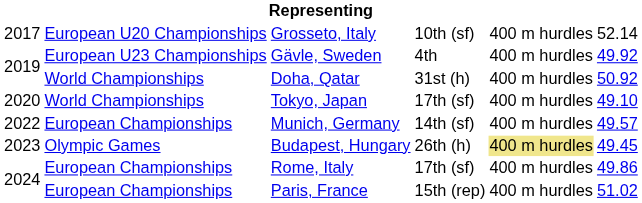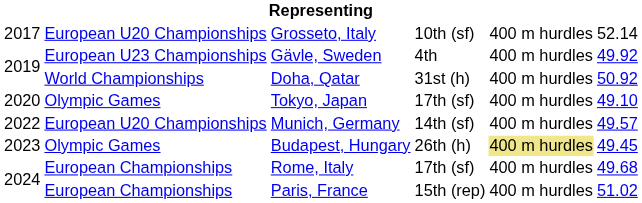(124, 100) World Championships -> (102, 100) Olympic Games
(138, 123) European Championships -> (156, 123) European U20 Championships
(617, 168) 49.86 -> (617, 168) 49.68
